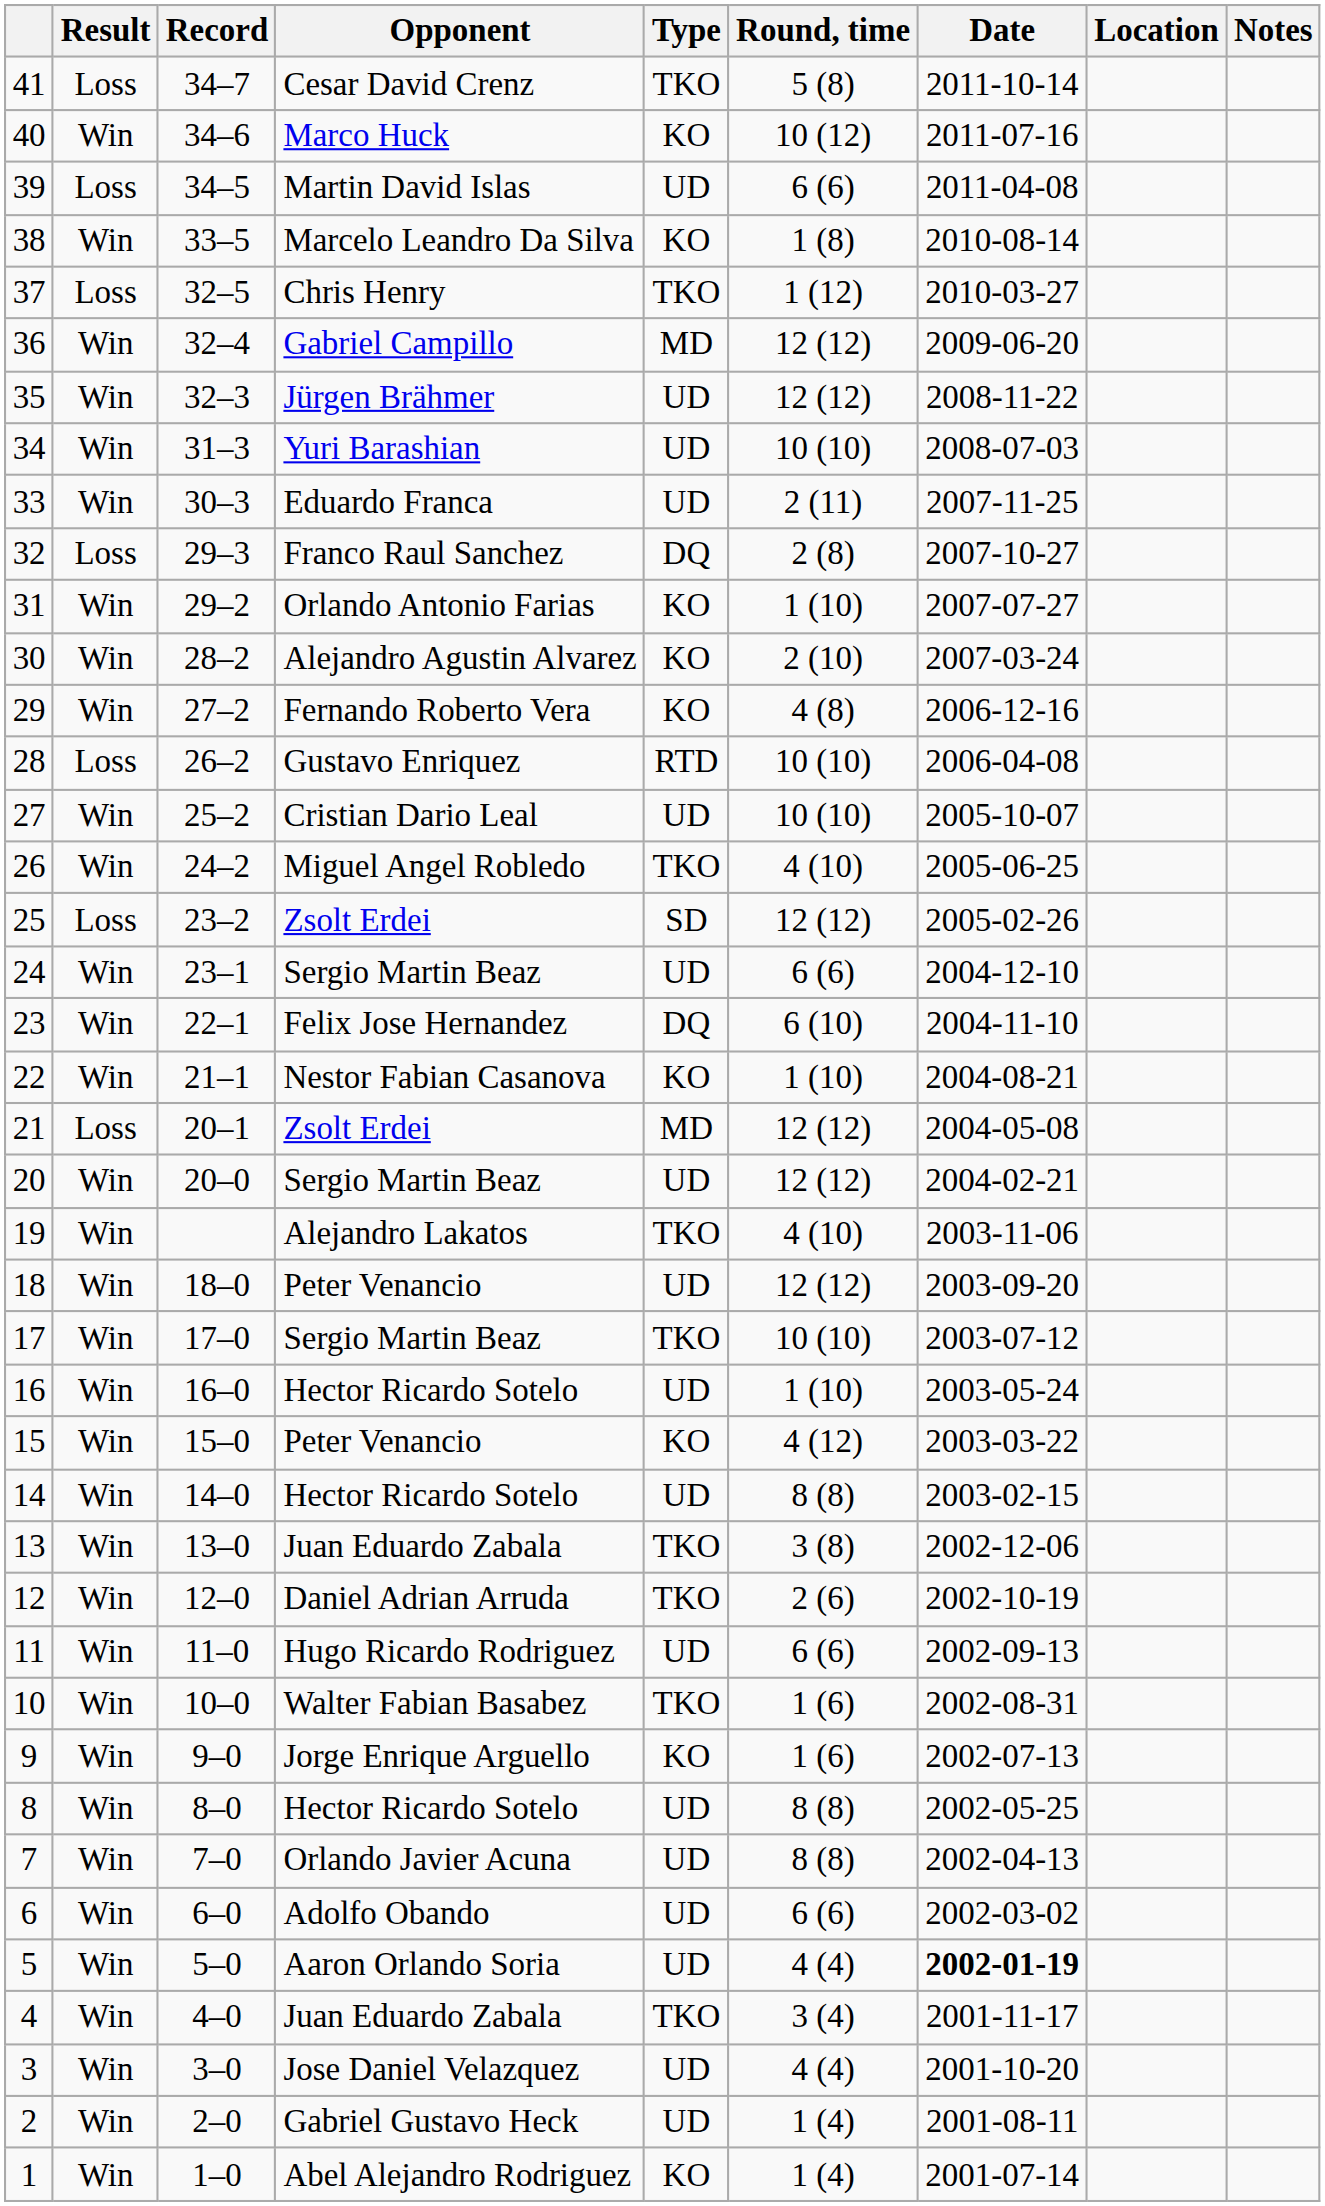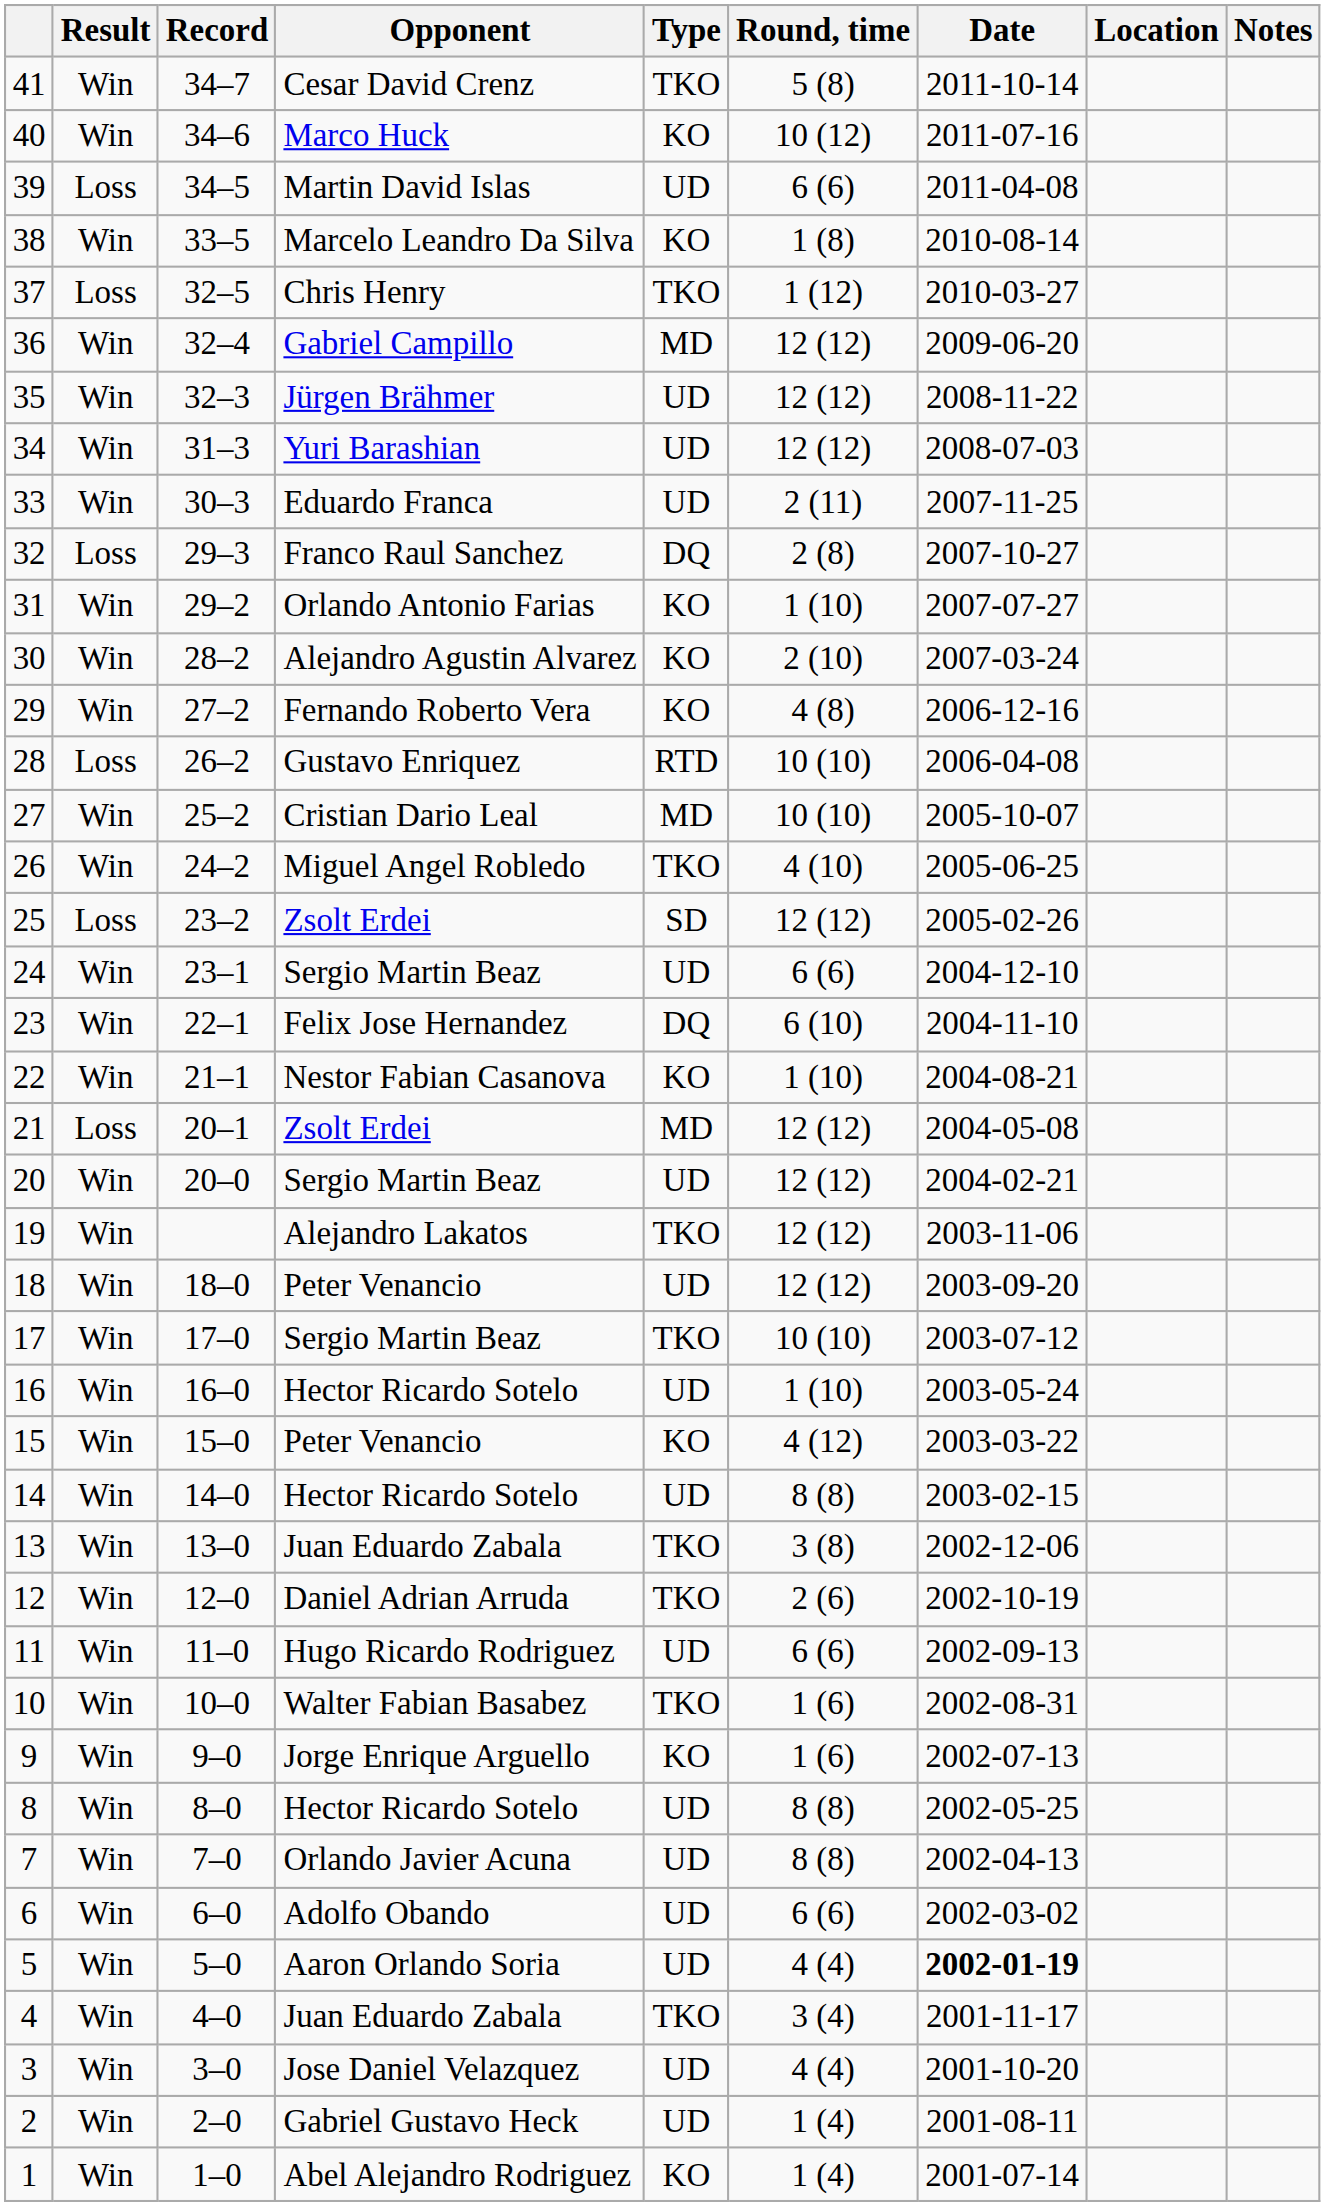(106, 82) Loss -> (106, 82) Win
(823, 448) 10 (10) -> (823, 448) 12 (12)
(686, 814) UD -> (686, 814) MD
(823, 1232) 4 (10) -> (823, 1232) 12 (12)
